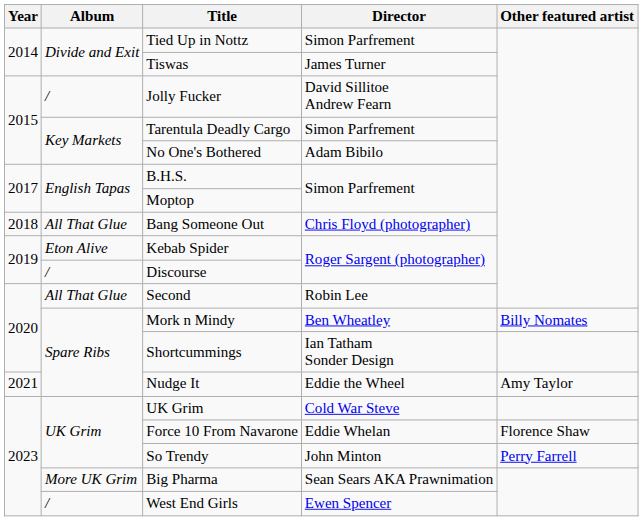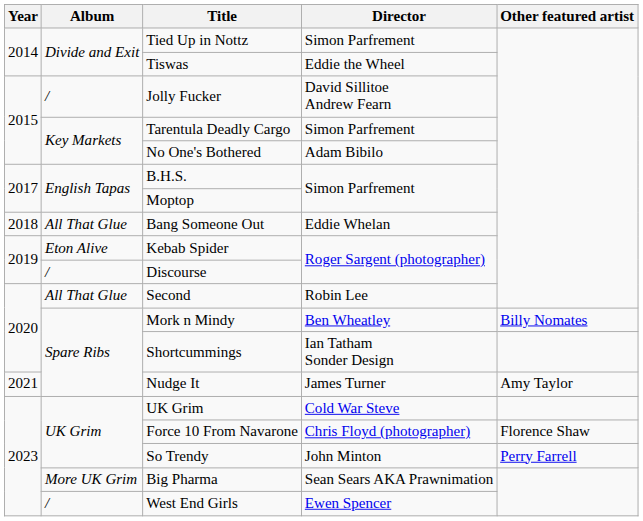(345, 64) James Turner -> (355, 64) Eddie the Wheel
(388, 224) Chris Floyd (photographer) -> (347, 224) Eddie Whelan
(355, 384) Eddie the Wheel -> (345, 384) James Turner
(347, 431) Eddie Whelan -> (388, 431) Chris Floyd (photographer)
